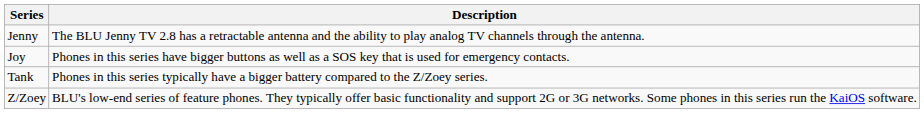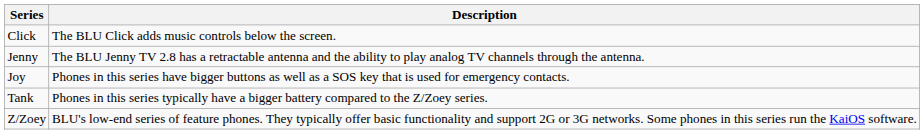+ row: (22, 35)
